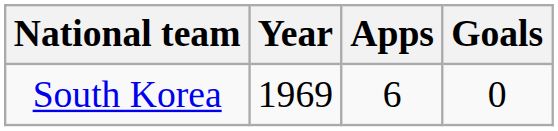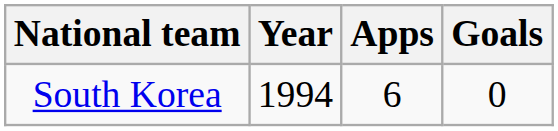(295, 93) 1969 -> (295, 93) 1994
